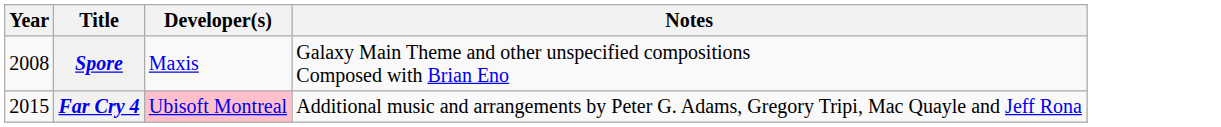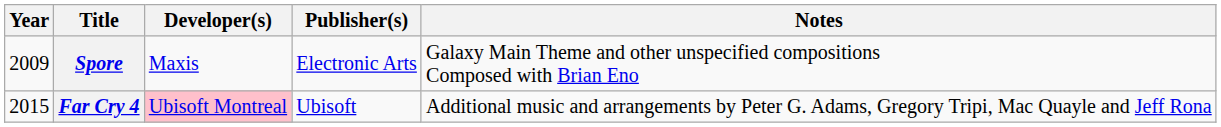+ column: (357, 20)
(29, 63) 2008 -> (29, 63) 2009
